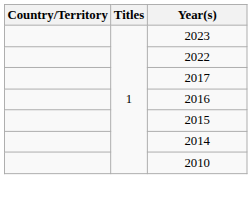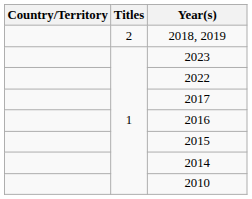+ row: (197, 35)
